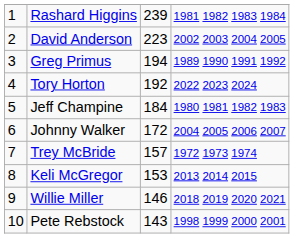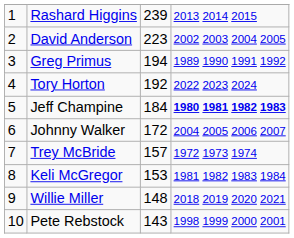(230, 16) 1981 1982 1983 1984 -> (215, 16) 2013 2014 2015
(230, 107) normal -> (230, 107) bold
(215, 176) 2013 2014 2015 -> (230, 176) 1981 1982 1983 1984
(156, 198) 146 -> (156, 198) 148
